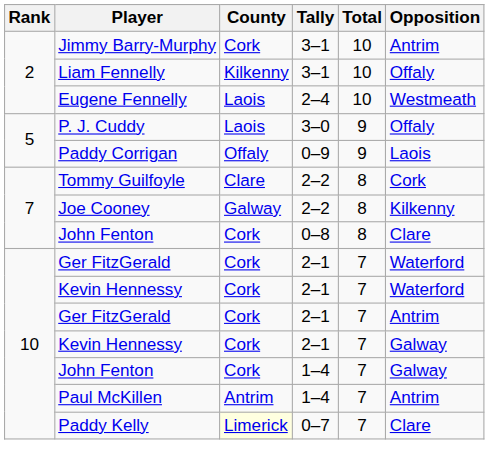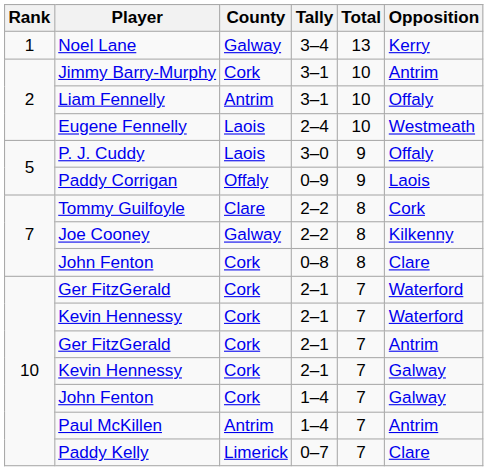+ row: (97, 45)
(256, 72) Kilkenny -> (249, 99) Antrim
(256, 425) lightyellow background -> (256, 452) no background
